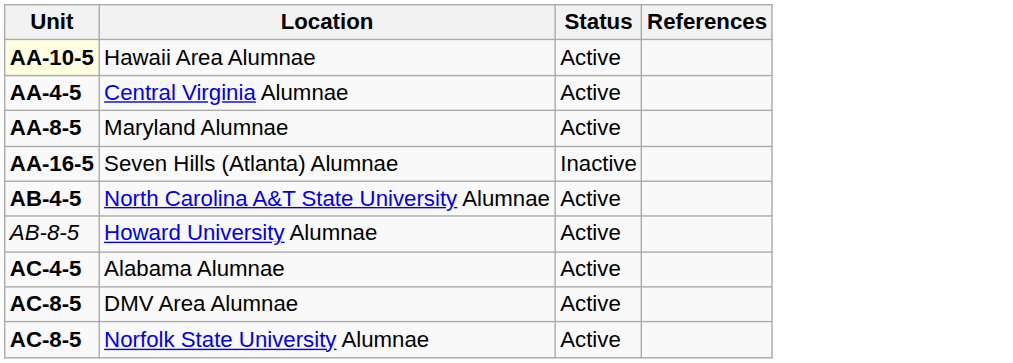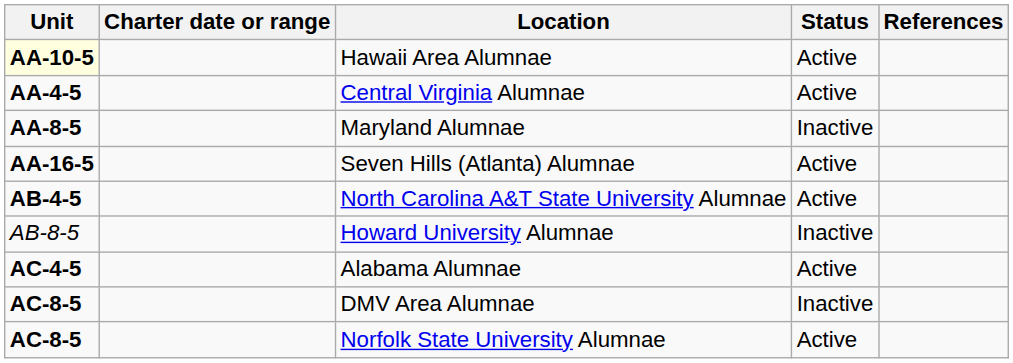+ column: (217, 22)
(591, 127) Active -> (835, 127) Inactive
(599, 163) Inactive -> (827, 163) Active
(591, 233) Active -> (835, 233) Inactive
(591, 304) Active -> (835, 304) Inactive
